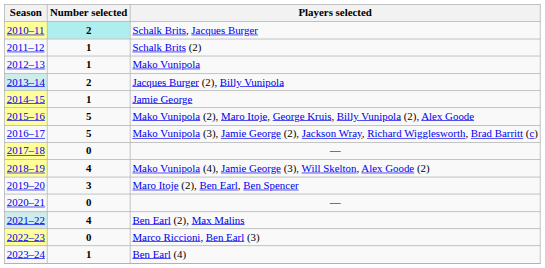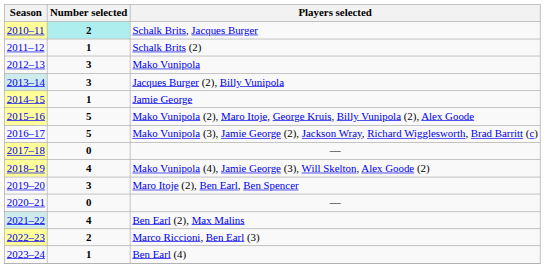(89, 64) 1 -> (89, 64) 3
(89, 82) 2 -> (89, 82) 3
(89, 237) 0 -> (89, 237) 2
